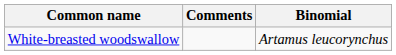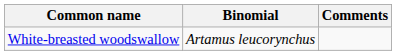columns swapped: (324, 15) <-> (219, 15)
